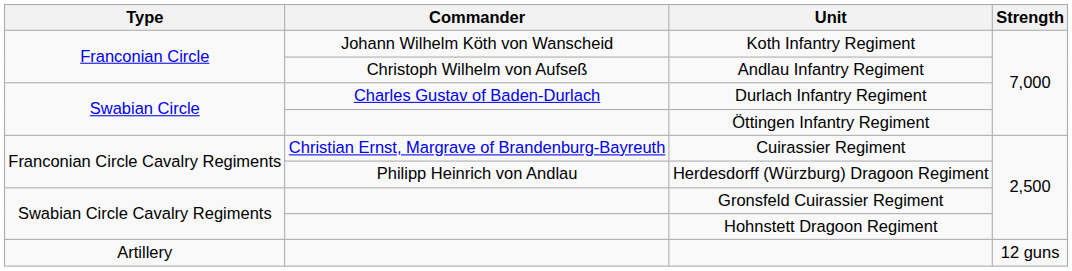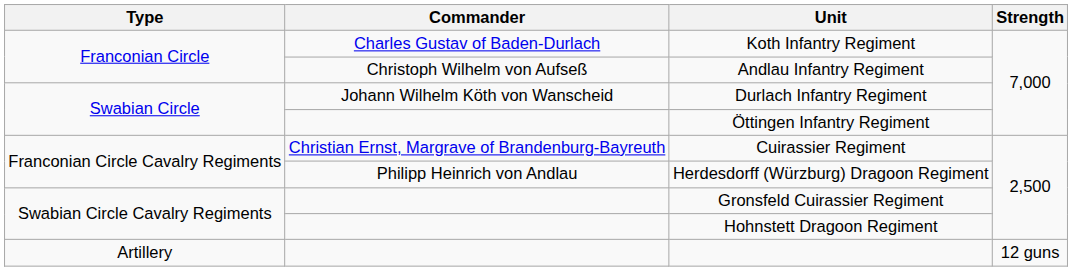(477, 43) Johann Wilhelm Köth von Wanscheid -> (477, 43) Charles Gustav of Baden-Durlach
(477, 95) Charles Gustav of Baden-Durlach -> (477, 95) Johann Wilhelm Köth von Wanscheid
